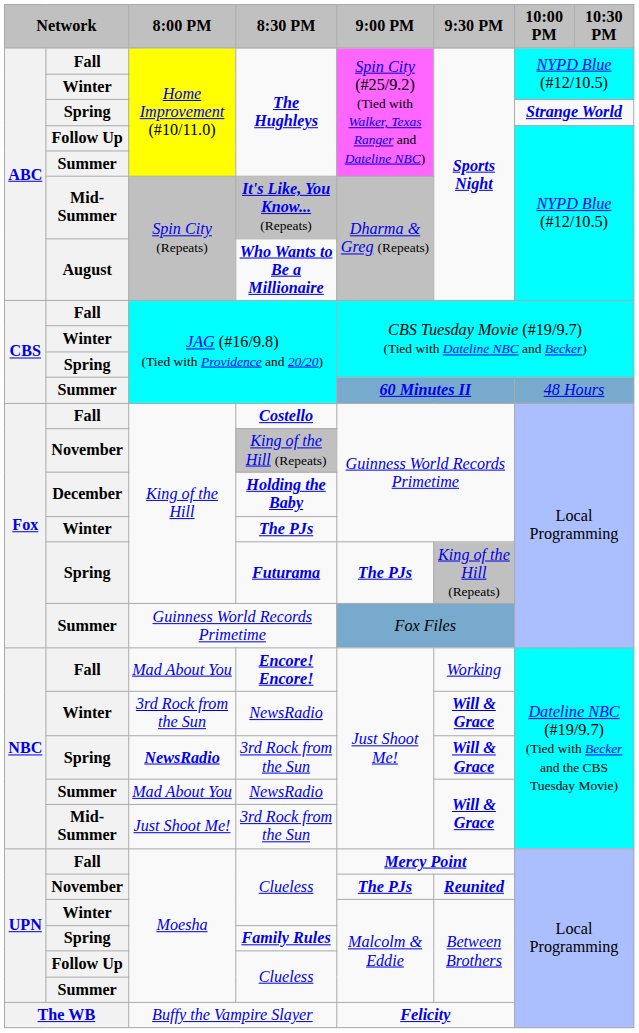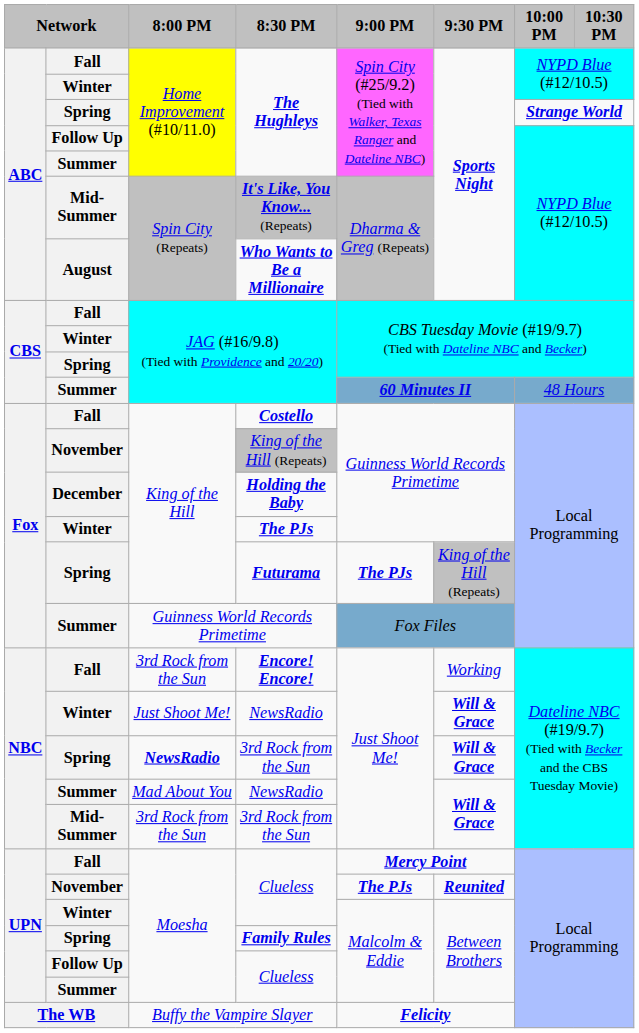(182, 669) Mad About You -> (182, 669) 3rd Rock from the Sun
(182, 713) 3rd Rock from the Sun -> (182, 713) Just Shoot Me!
(182, 826) Just Shoot Me! -> (182, 826) 3rd Rock from the Sun
